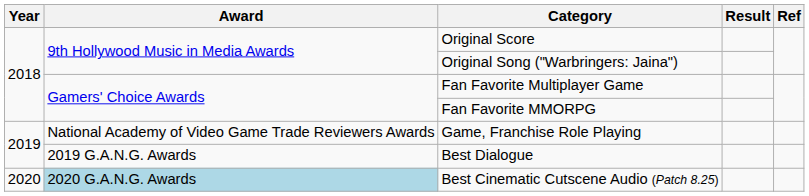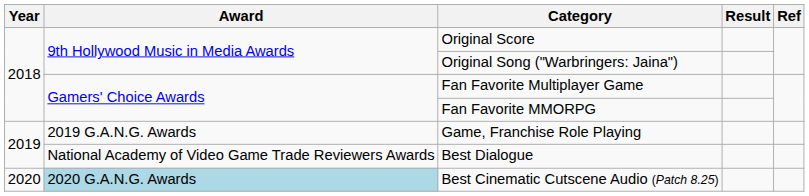(241, 132) National Academy of Video Game Trade Reviewers Awards -> (122, 132) 2019 G.A.N.G. Awards
(122, 156) 2019 G.A.N.G. Awards -> (241, 156) National Academy of Video Game Trade Reviewers Awards
